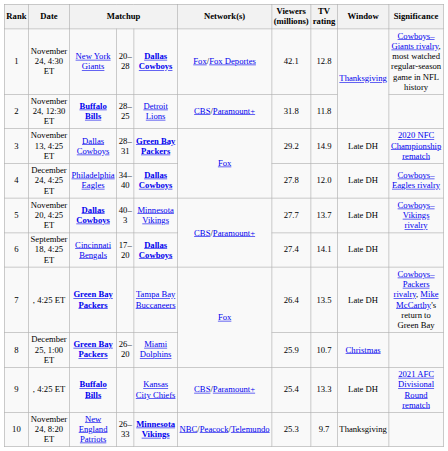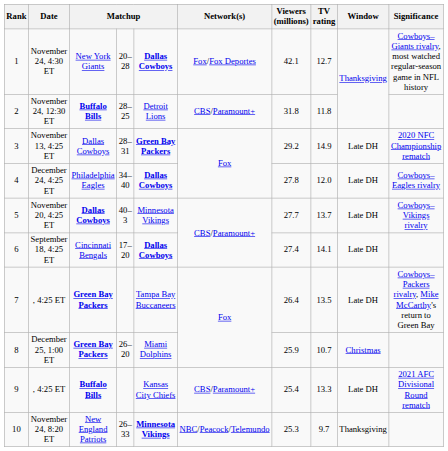(324, 61) 12.8 -> (324, 61) 12.7
